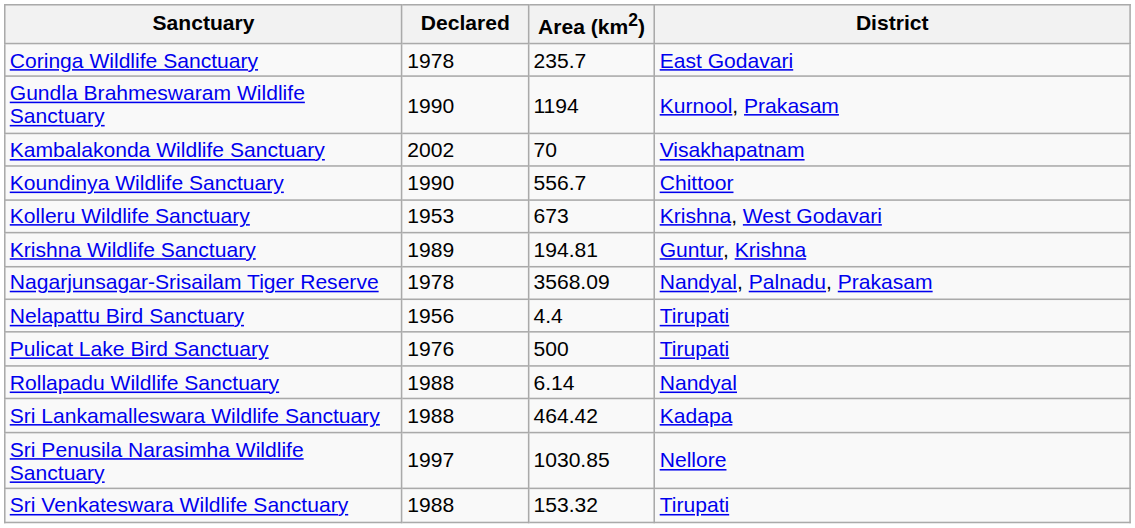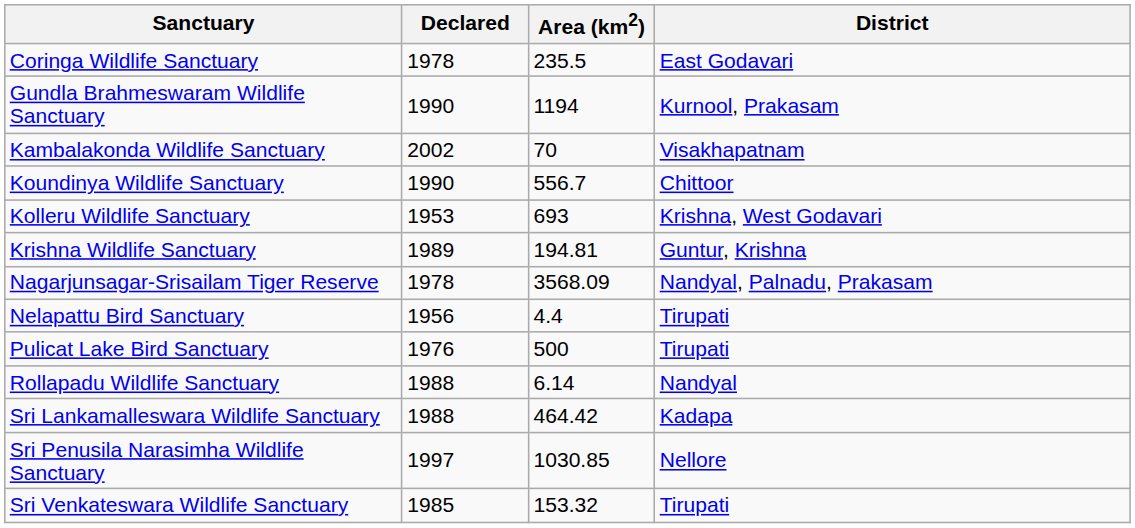(560, 60) 235.7 -> (560, 60) 235.5
(551, 216) 673 -> (551, 216) 693
(431, 505) 1988 -> (431, 505) 1985
